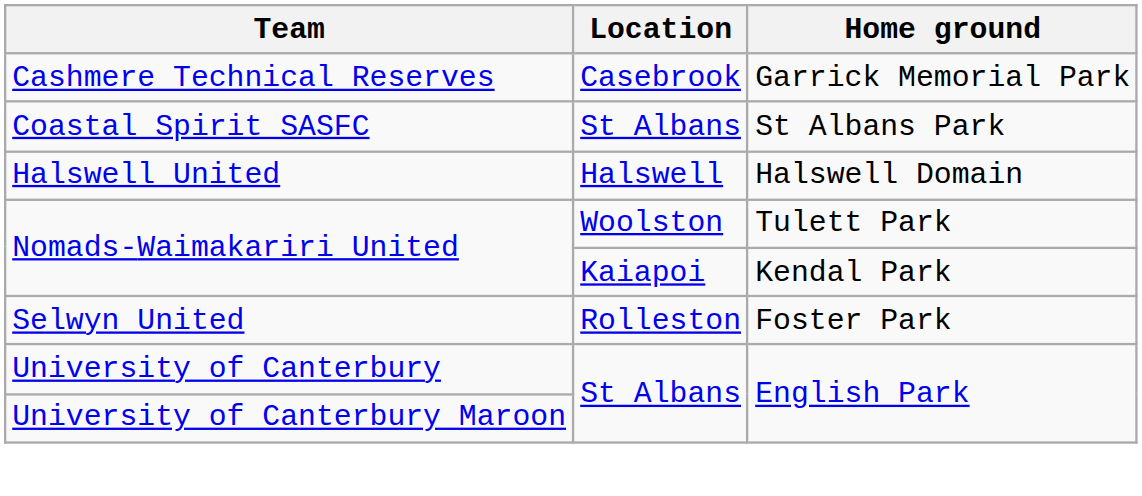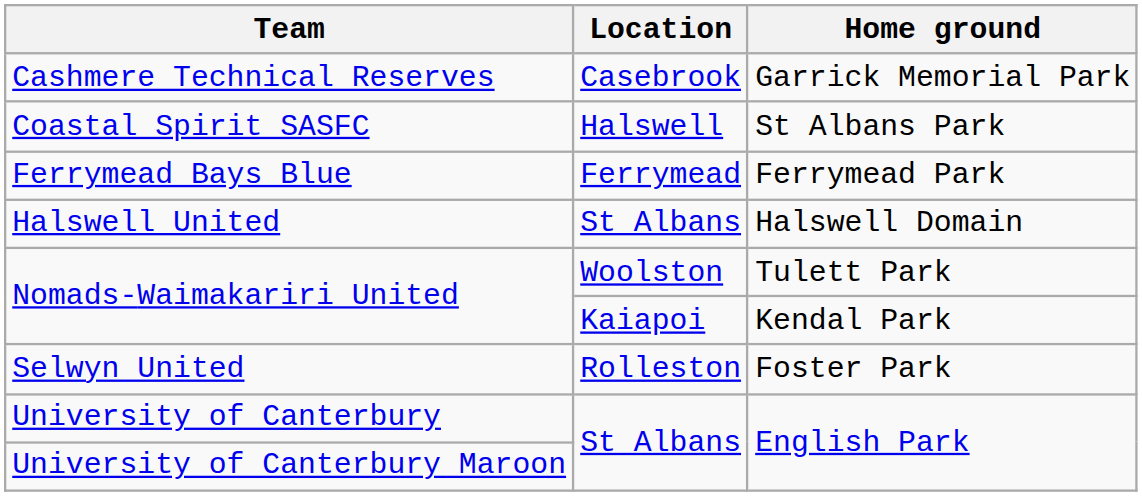(661, 126) St Albans -> (652, 126) Halswell
+ row: (182, 175)
(652, 175) Halswell -> (661, 223) St Albans
